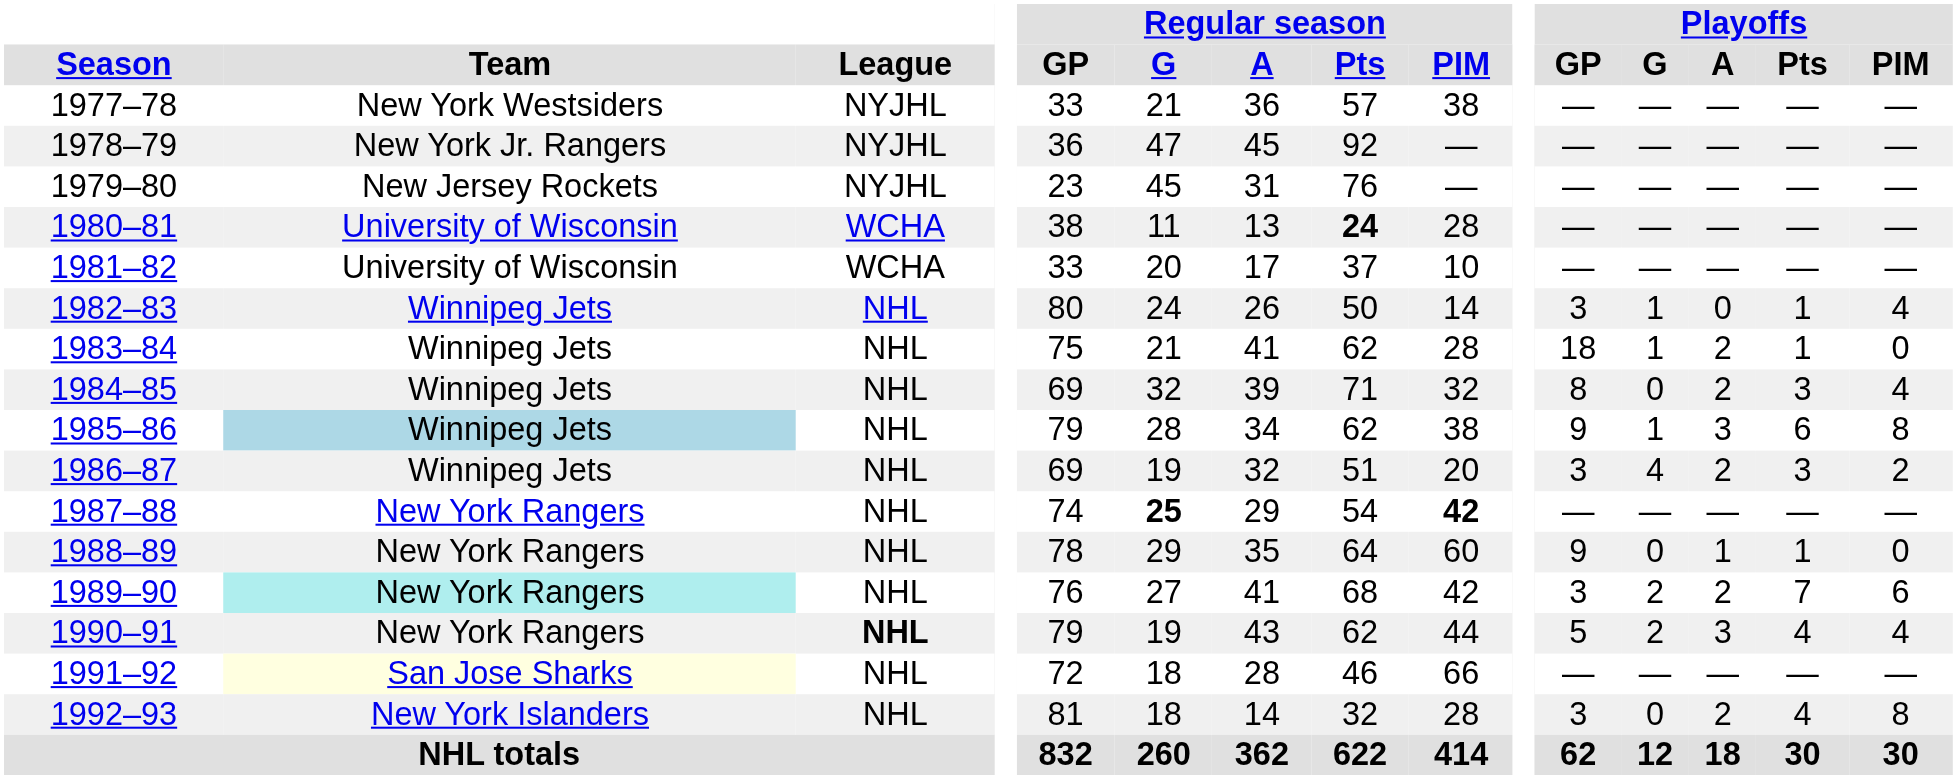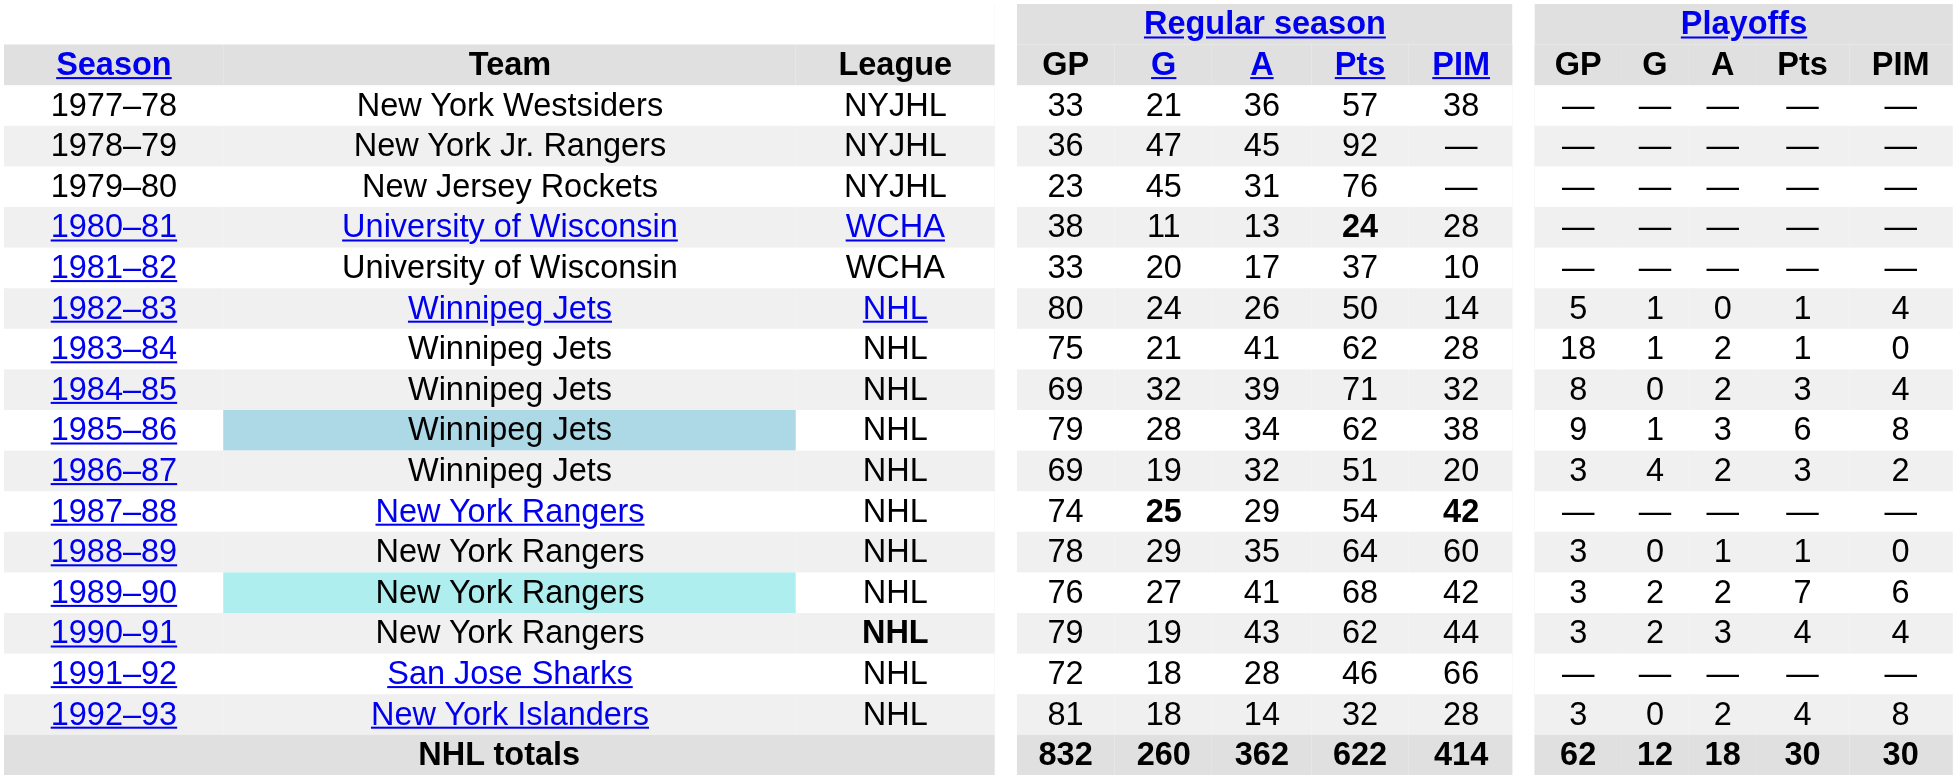(1578, 307) 3 -> (1578, 307) 5
(1578, 551) 9 -> (1578, 551) 3
(1578, 632) 5 -> (1578, 632) 3
(510, 673) lightyellow background -> (510, 673) no background
